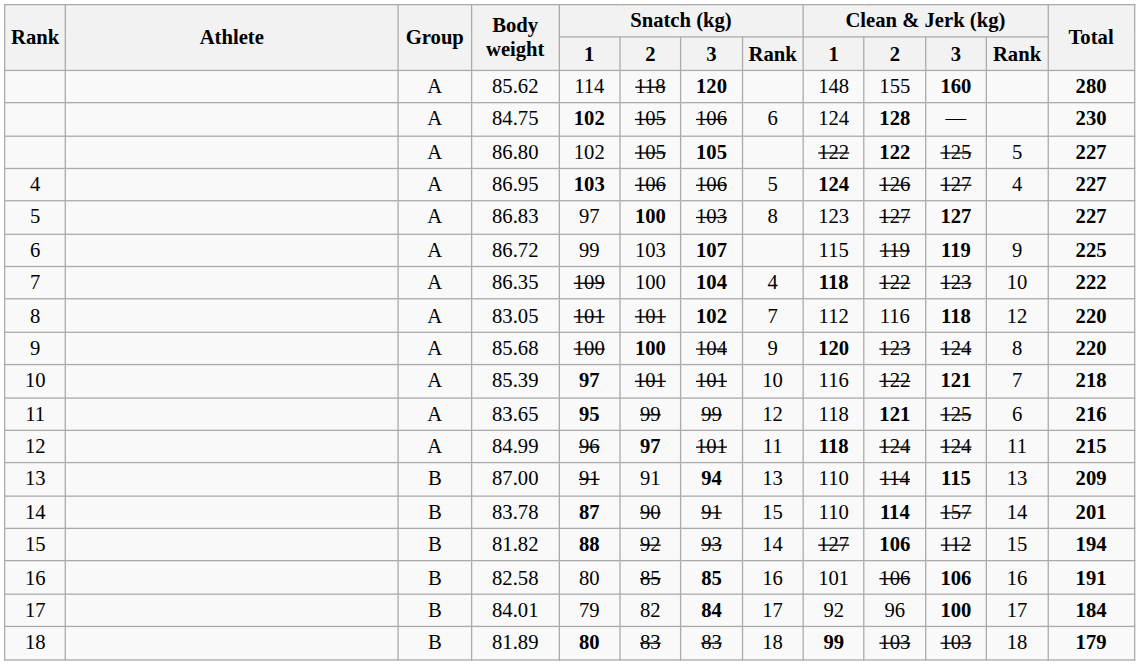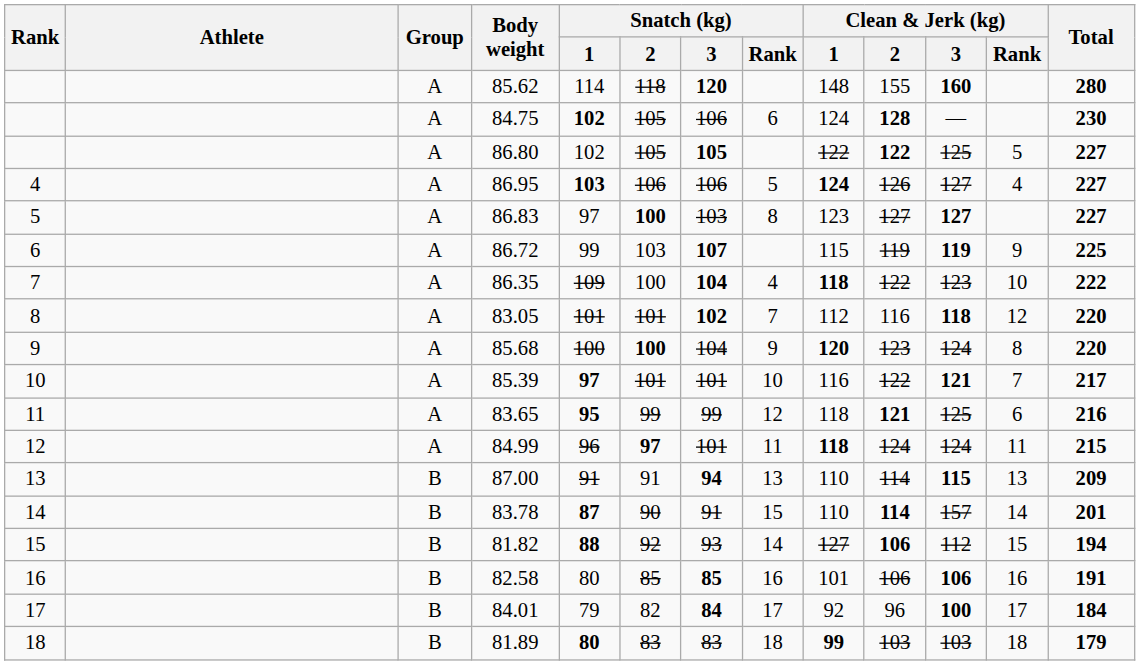(1091, 380) 218 -> (1091, 380) 217
